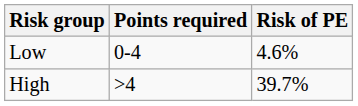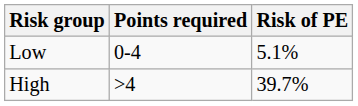(277, 52) 4.6% -> (277, 52) 5.1%
